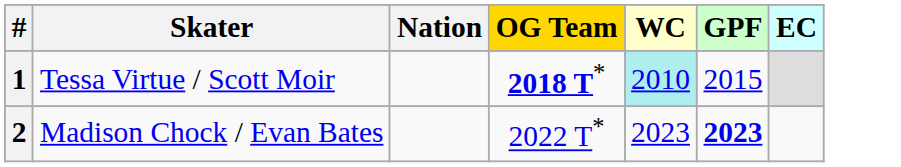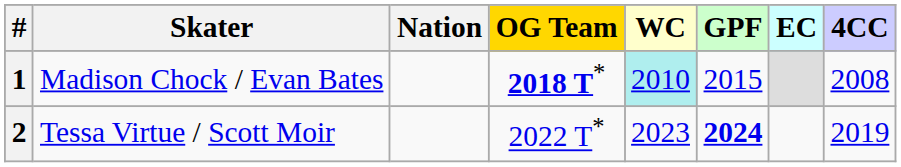+ column: (860, 27)
(187, 78) Tessa Virtue / Scott Moir -> (212, 78) Madison Chock / Evan Bates
(212, 133) Madison Chock / Evan Bates -> (187, 133) Tessa Virtue / Scott Moir
(733, 133) 2023 -> (733, 133) 2024
